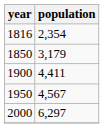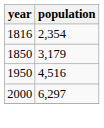- row: (20, 73)
(52, 93) 4,567 -> (52, 73) 4,516
